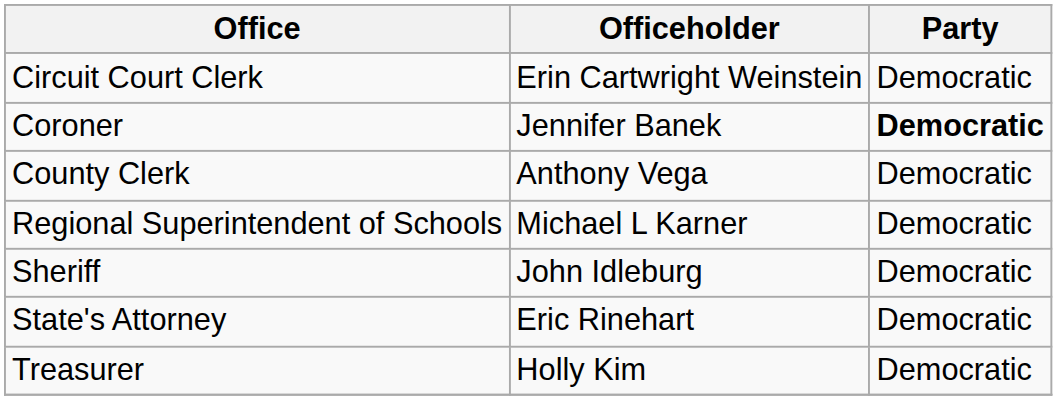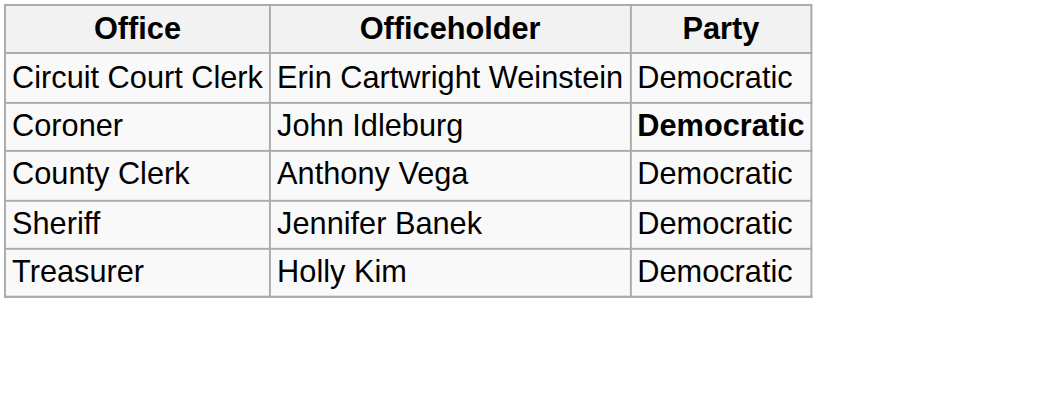(619, 126) Jennifer Banek -> (370, 126) John Idleburg
- row: (257, 223)
(609, 272) John Idleburg -> (380, 223) Jennifer Banek
- row: (119, 321)
